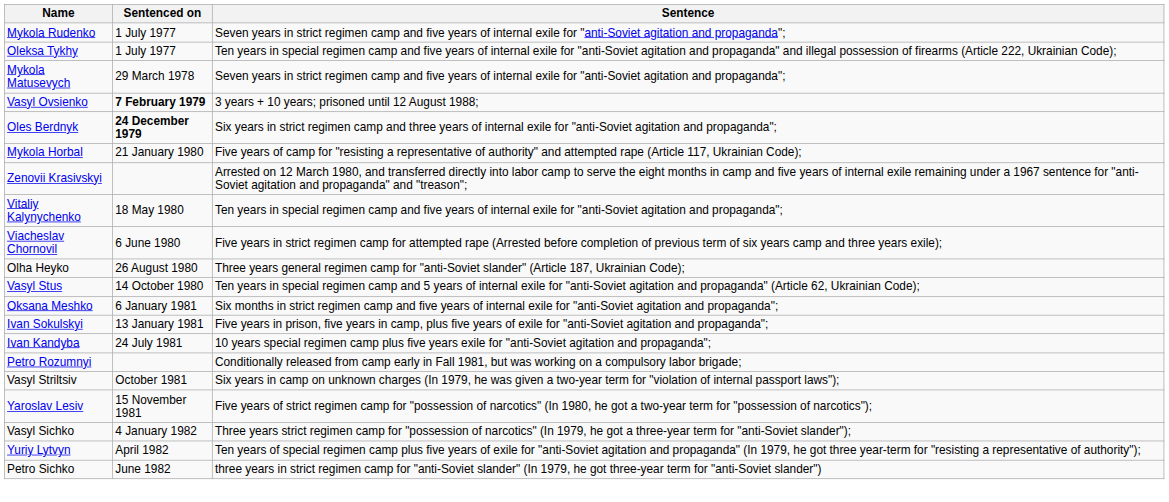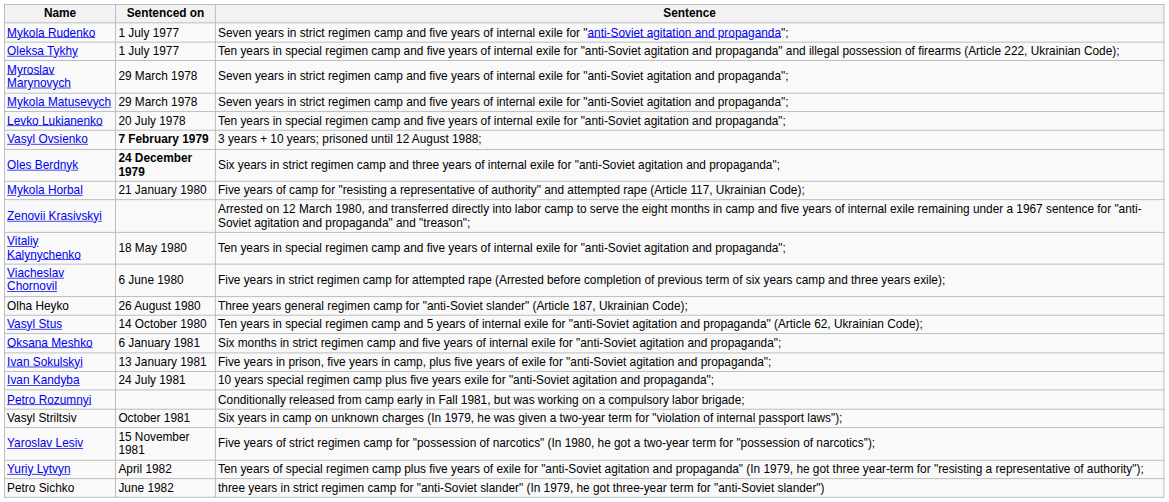+ row: (39, 76)
+ row: (55, 121)
- row: (41, 431)
